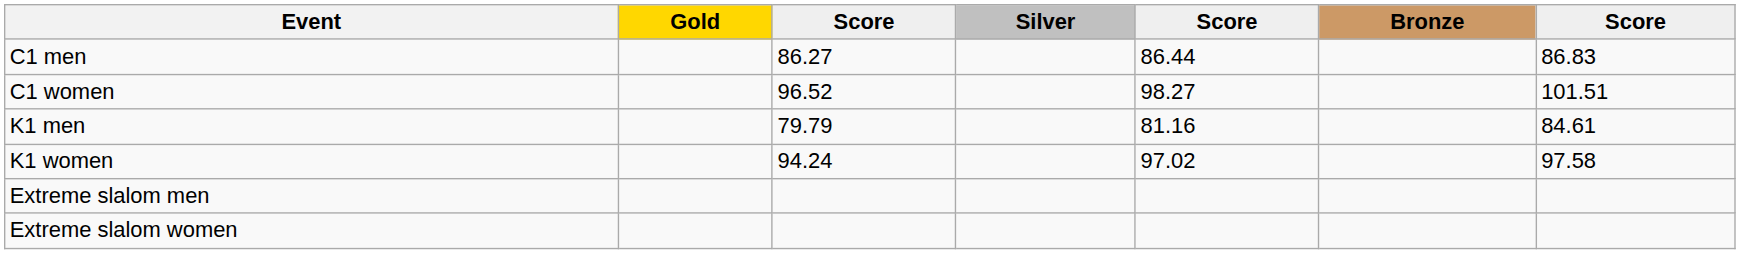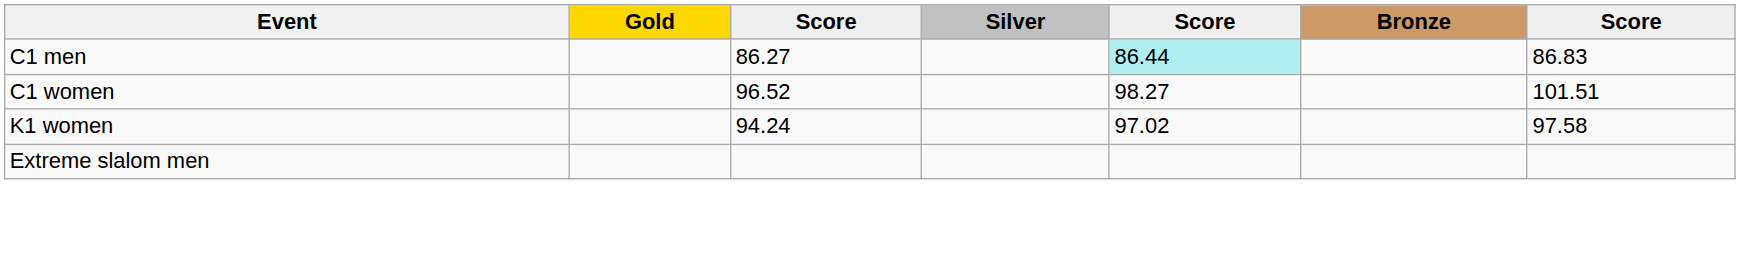(1168, 56) no background -> (1142, 56) paleturquoise background
- row: (48, 126)
- row: (124, 230)
